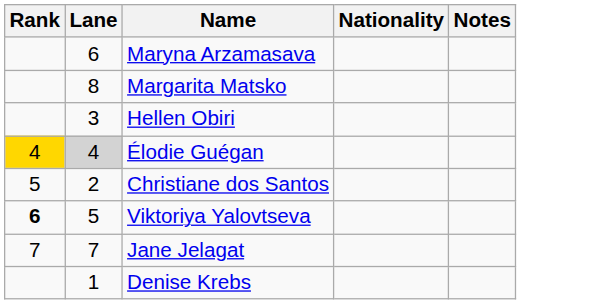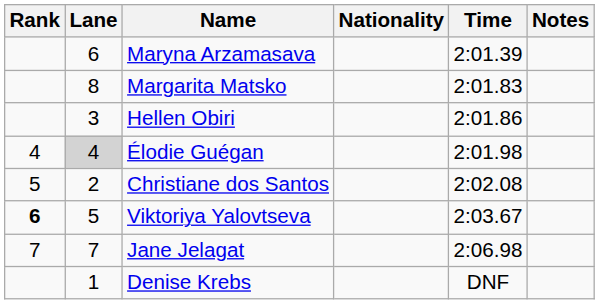+ column: (488, 20)
(35, 151) gold background -> (35, 151) no background
